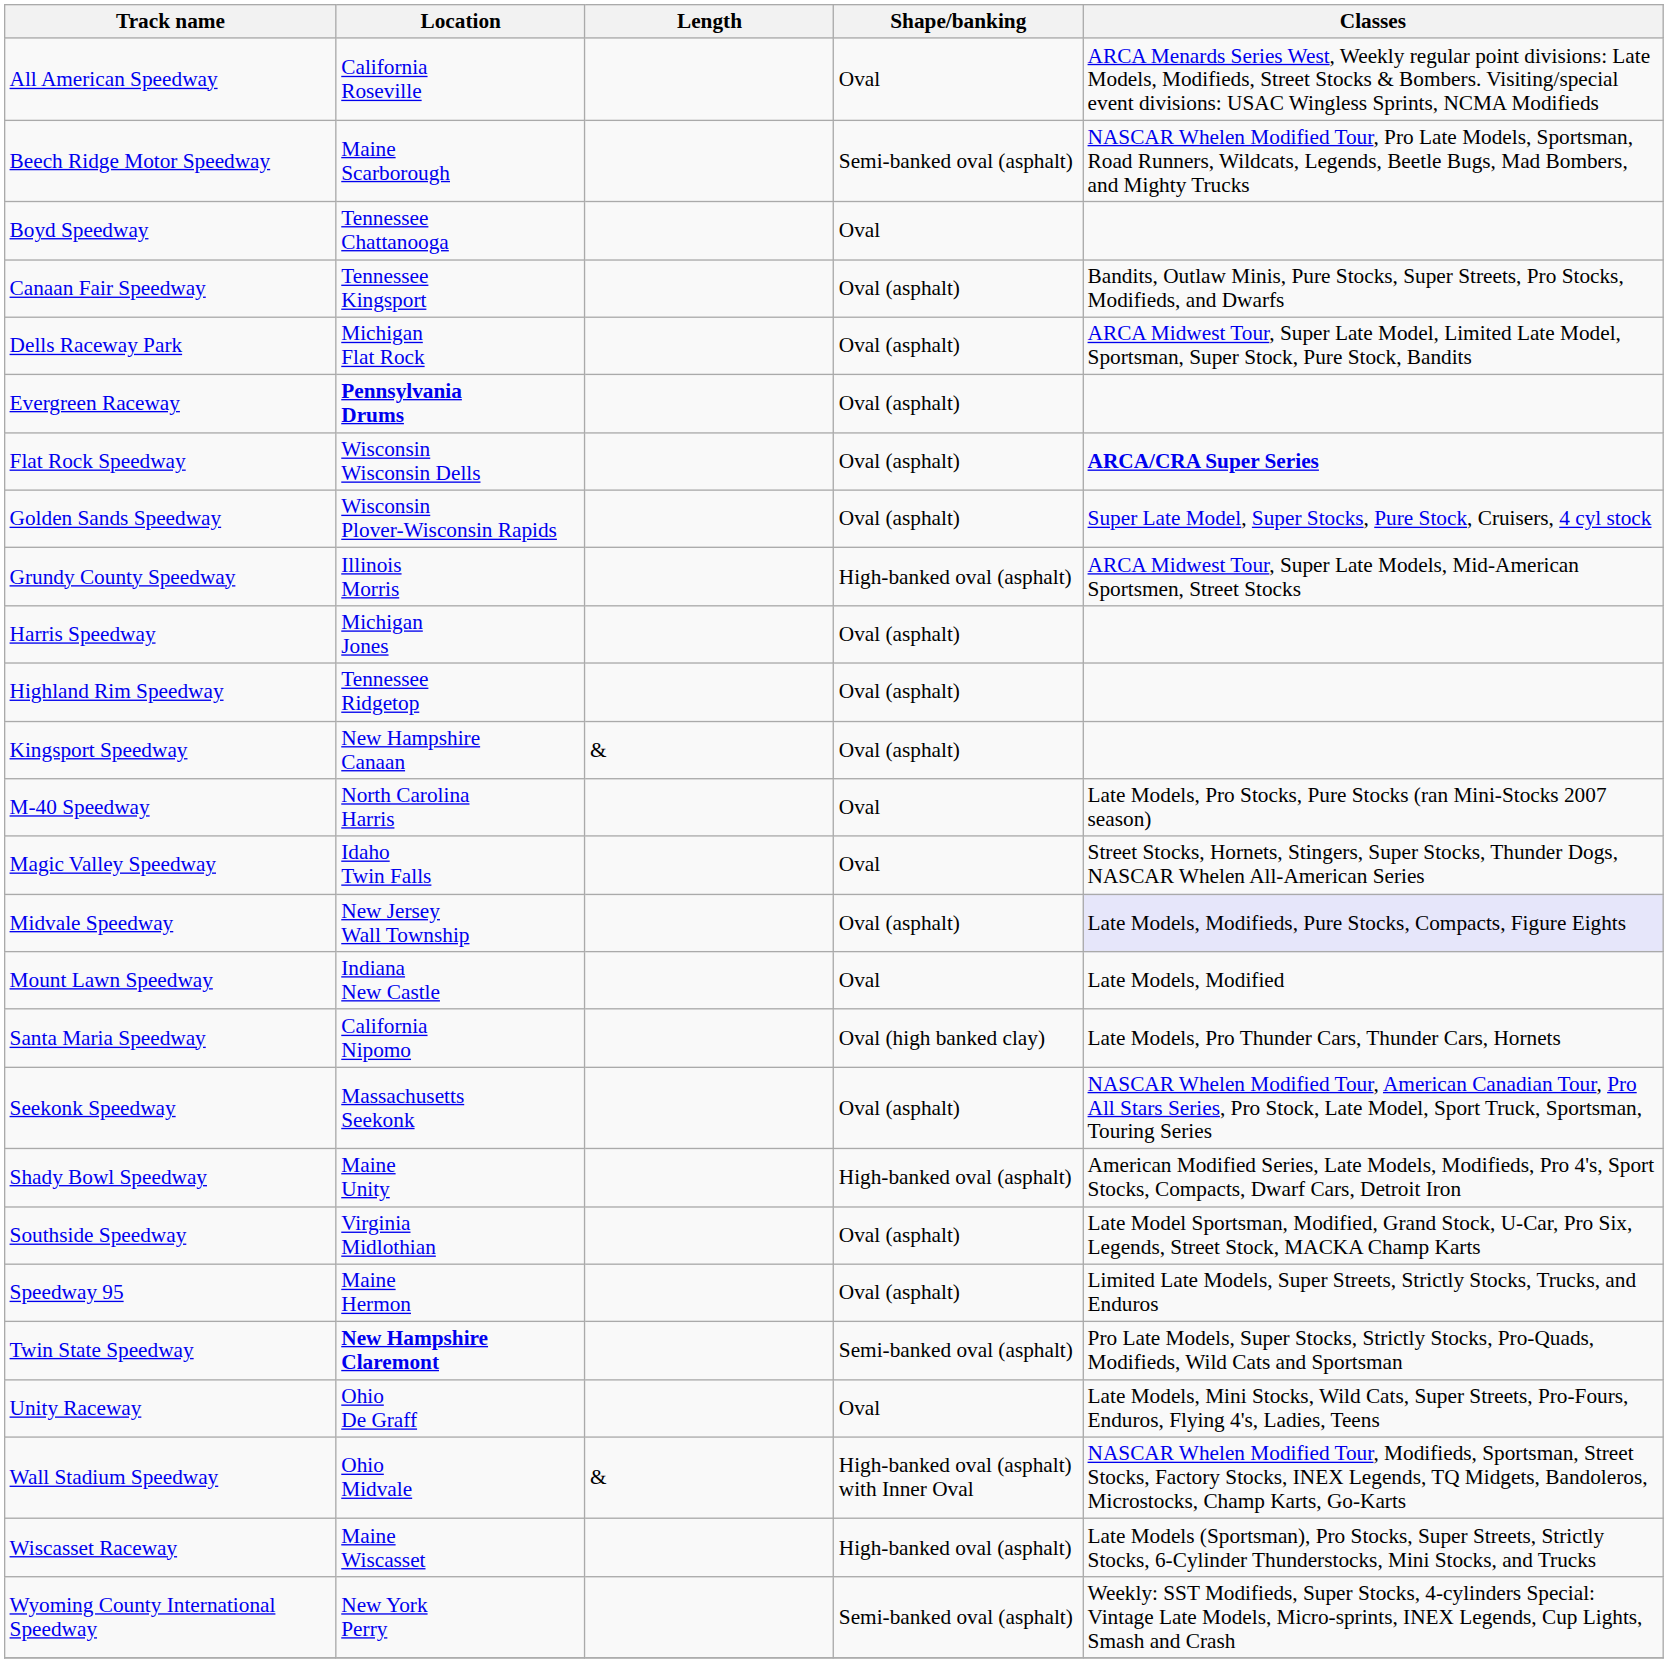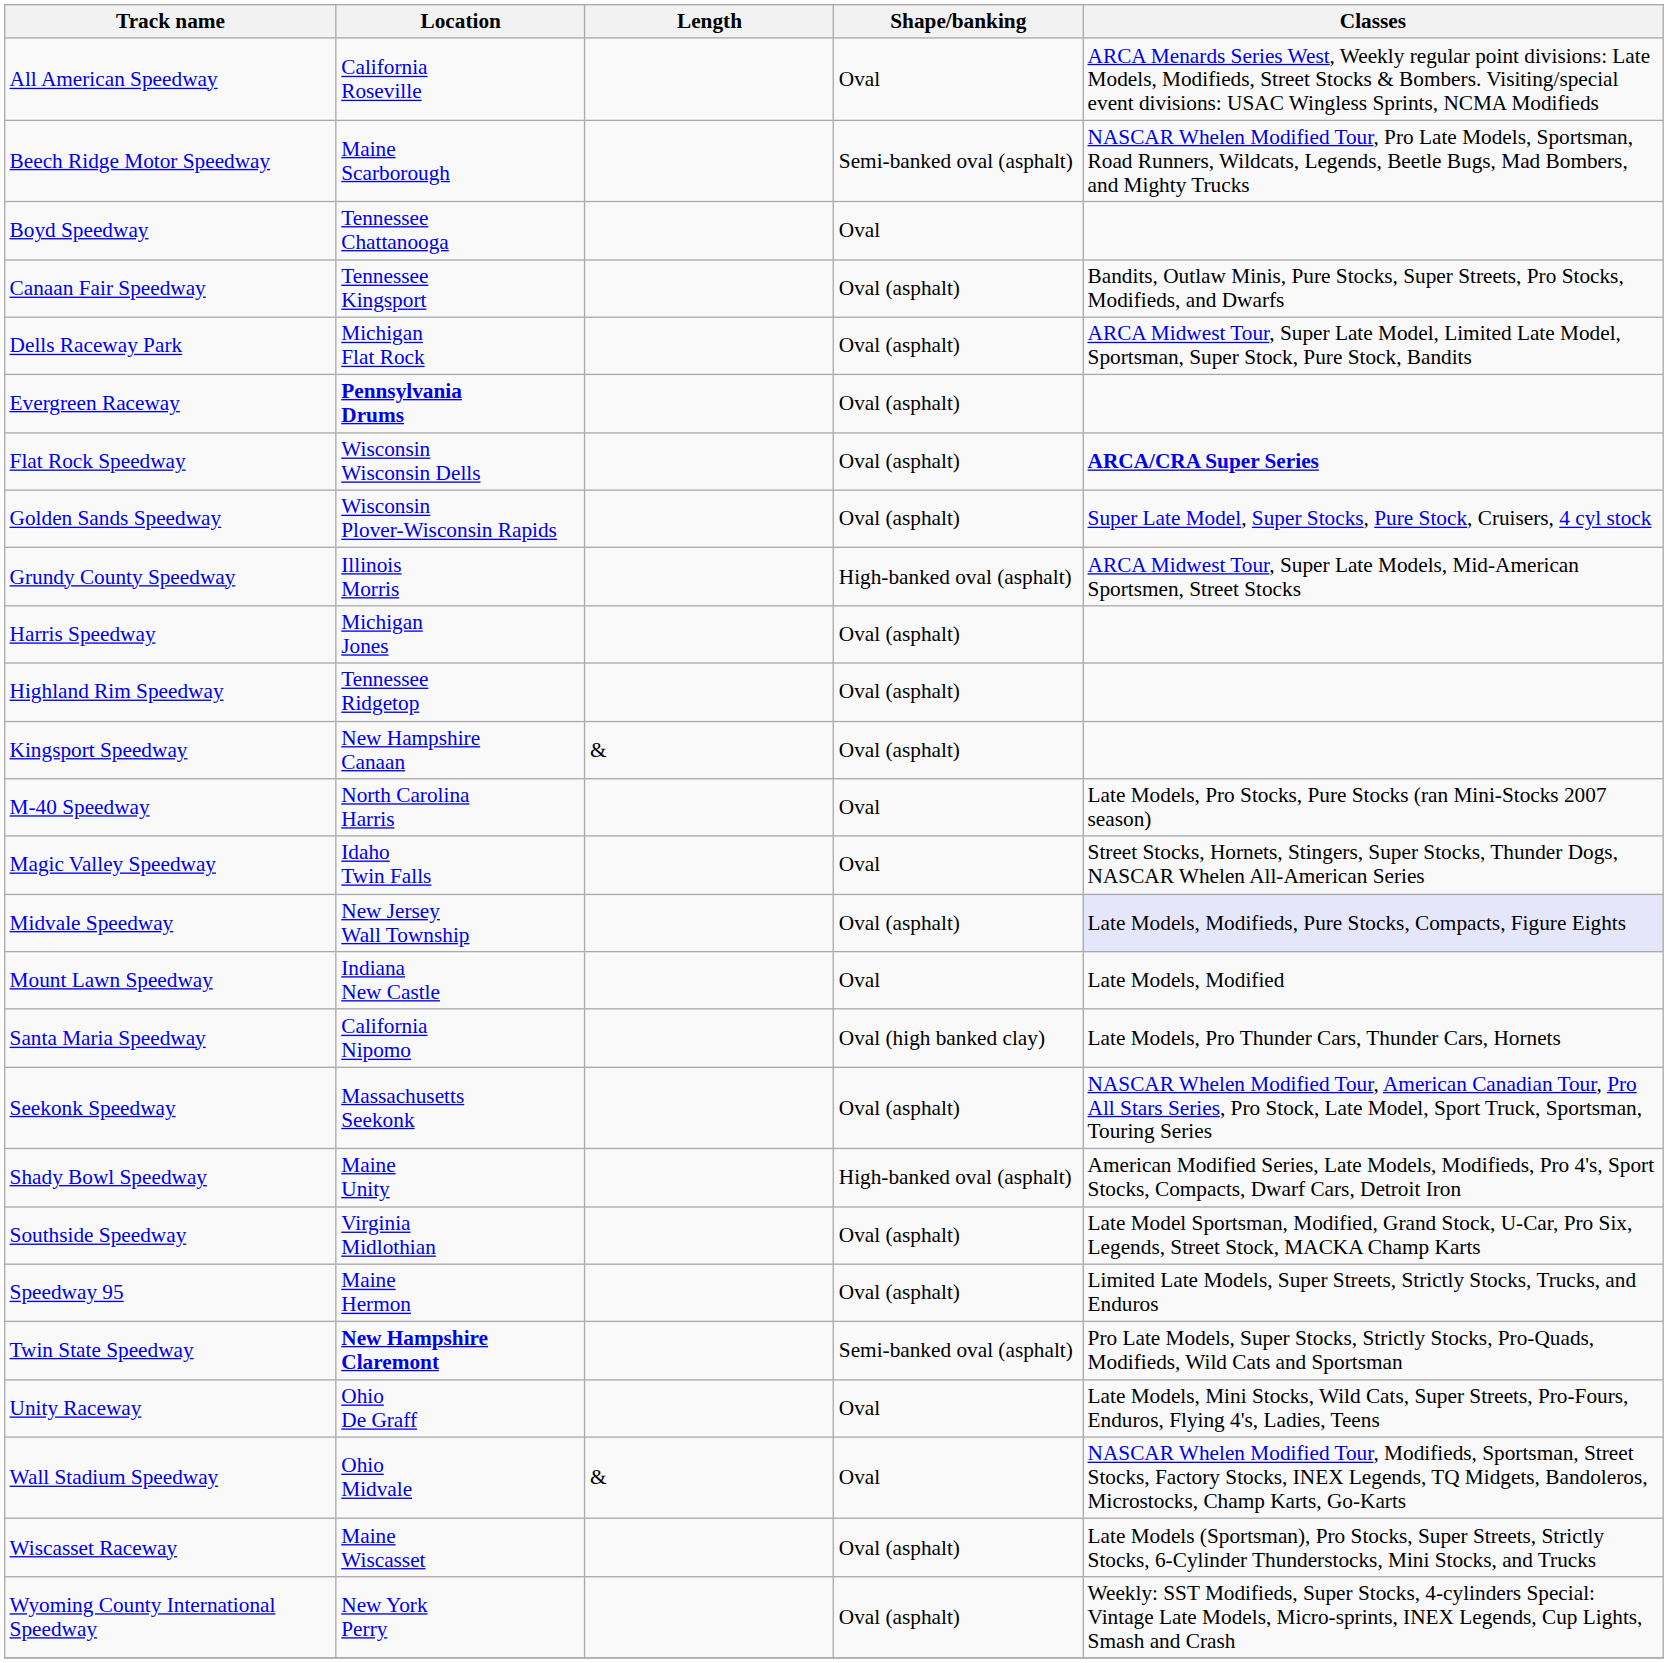(955, 1477) High-banked oval (asphalt) with Inner Oval -> (859, 1477) Oval
(955, 1547) High-banked oval (asphalt) -> (899, 1547) Oval (asphalt)
(956, 1617) Semi-banked oval (asphalt) -> (899, 1617) Oval (asphalt)
